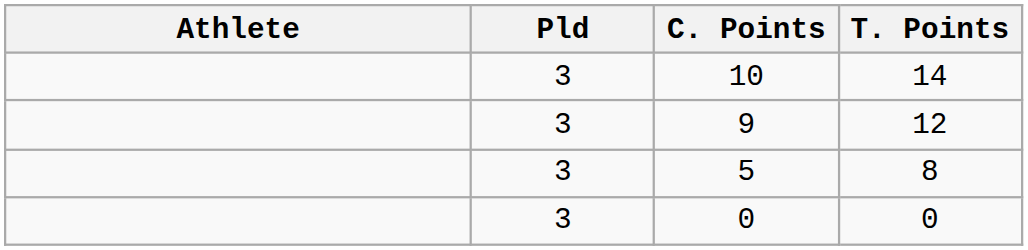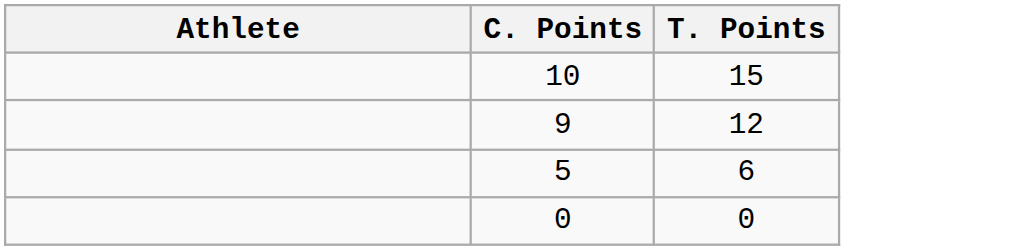- column: (563, 29)
(930, 77) 14 -> (746, 77) 15
(930, 173) 8 -> (746, 173) 6
